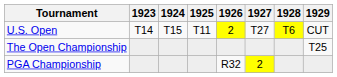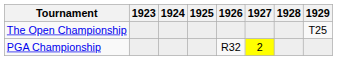- row: (32, 30)
